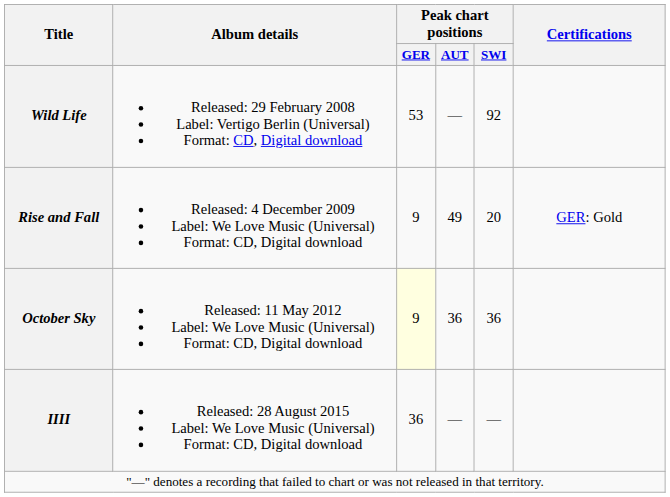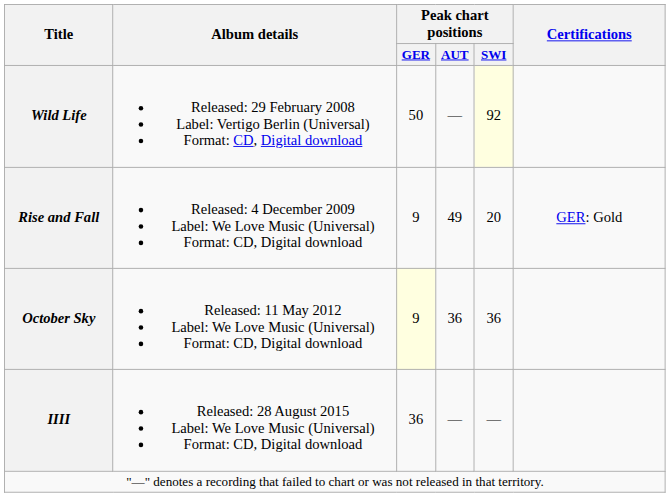(416, 116) 53 -> (416, 116) 50
(494, 116) no background -> (494, 116) lightyellow background
